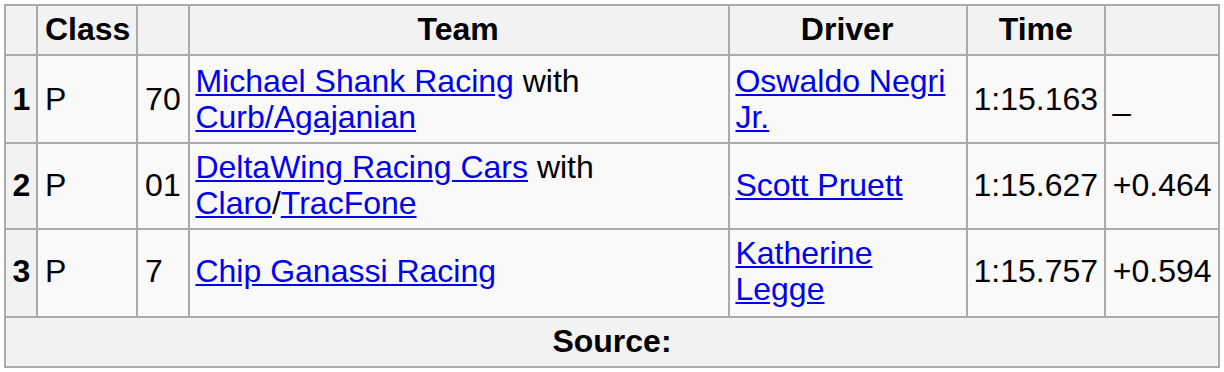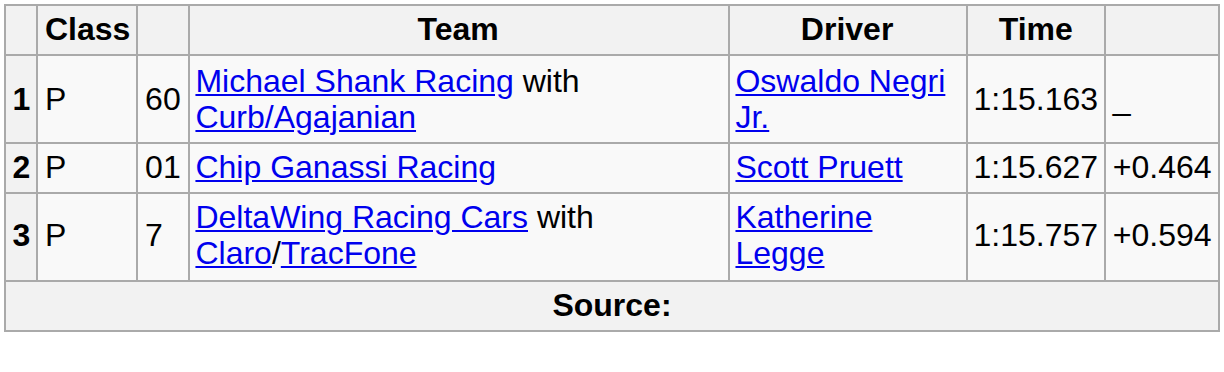(163, 98) 70 -> (163, 98) 60
(395, 185) DeltaWing Racing Cars with Claro/TracFone -> (346, 167) Chip Ganassi Racing
(346, 272) Chip Ganassi Racing -> (395, 236) DeltaWing Racing Cars with Claro/TracFone
